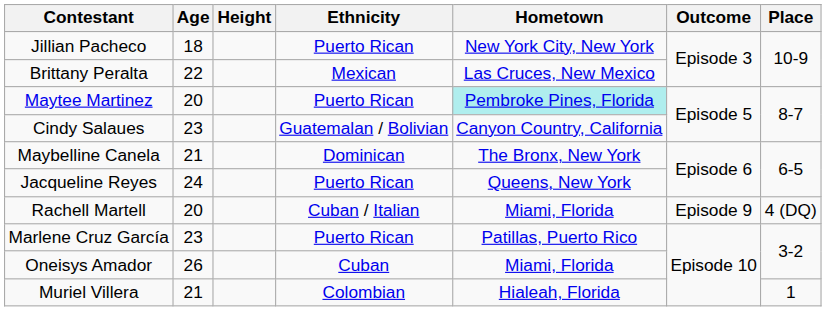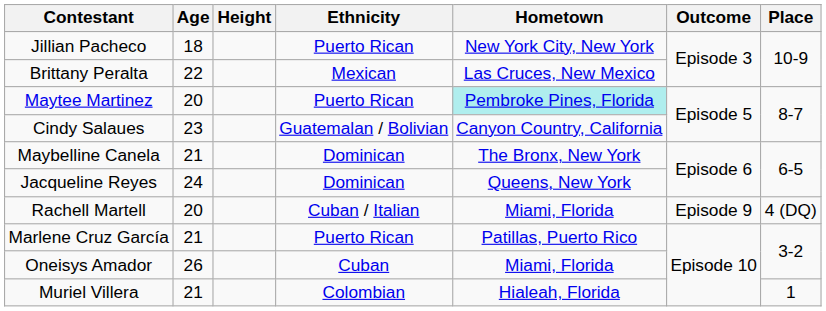(364, 182) Puerto Rican -> (364, 182) Dominican
(193, 237) 23 -> (193, 237) 21
